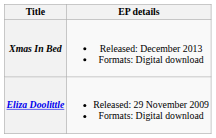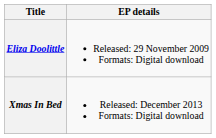rows swapped: (35, 105) <-> (35, 48)
